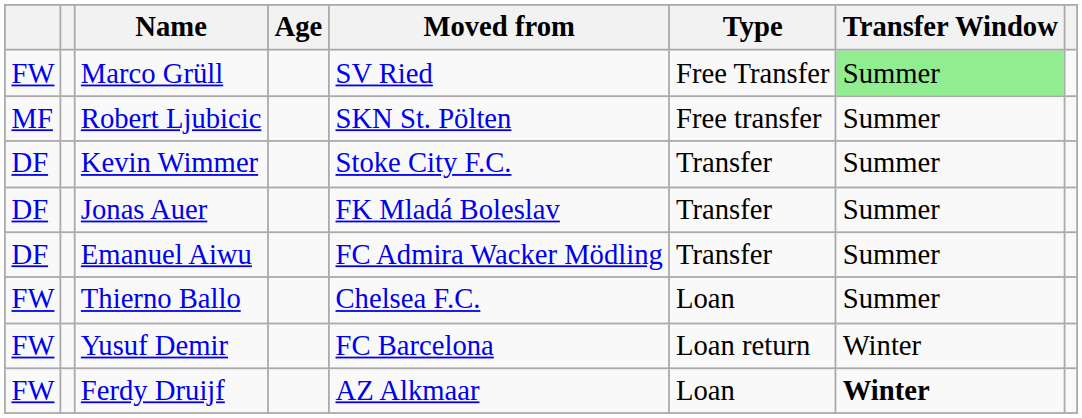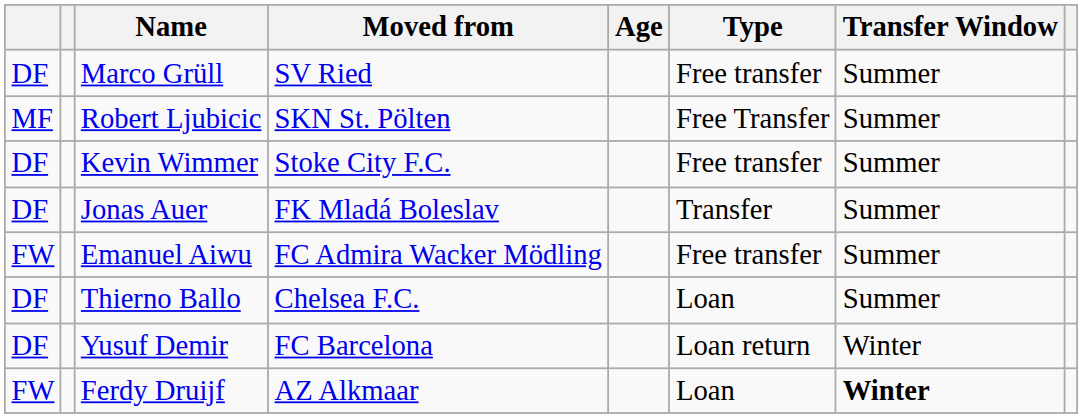columns swapped: (298, 27) <-> (499, 27)
(33, 72) FW -> (30, 72) DF
(753, 72) Free Transfer -> (749, 72) Free transfer
(891, 72) lightgreen background -> (891, 72) no background
(749, 118) Free transfer -> (753, 118) Free Transfer
(724, 163) Transfer -> (749, 163) Free transfer
(30, 254) DF -> (33, 254) FW
(724, 254) Transfer -> (749, 254) Free transfer
(33, 299) FW -> (30, 299) DF
(33, 345) FW -> (30, 345) DF
